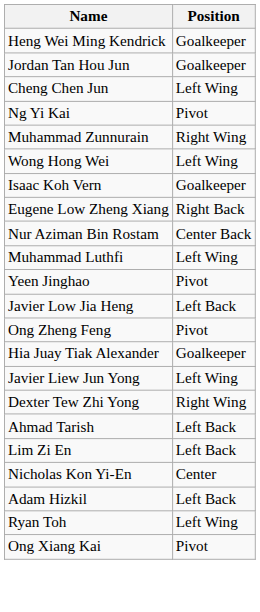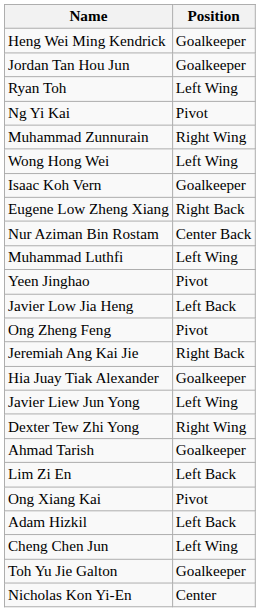rows swapped: (37, 522) <-> (58, 88)
+ row: (73, 354)
(206, 426) Left Back -> (211, 450) Goalkeeper
rows swapped: (54, 546) <-> (70, 474)
+ row: (63, 570)
